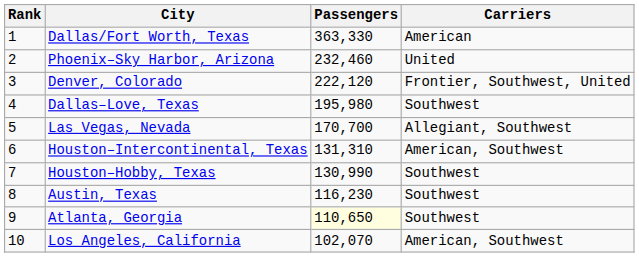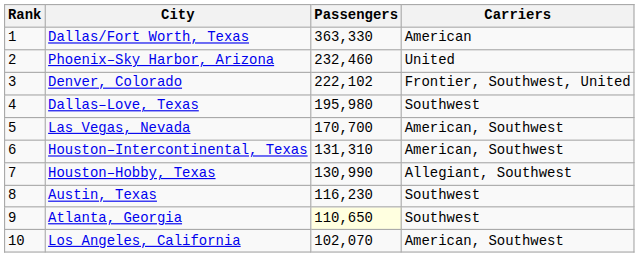(344, 84) 222,120 -> (344, 84) 222,102
(488, 129) Allegiant, Southwest -> (484, 129) American, Southwest
(442, 174) Southwest -> (488, 174) Allegiant, Southwest
